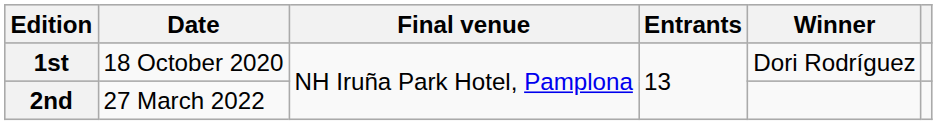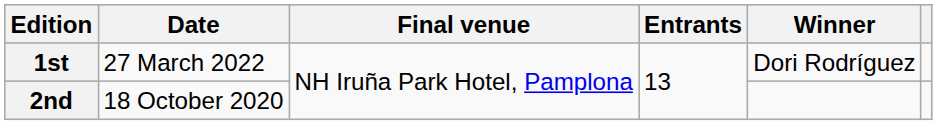(193, 62) 18 October 2020 -> (184, 62) 27 March 2022
(184, 101) 27 March 2022 -> (193, 101) 18 October 2020
